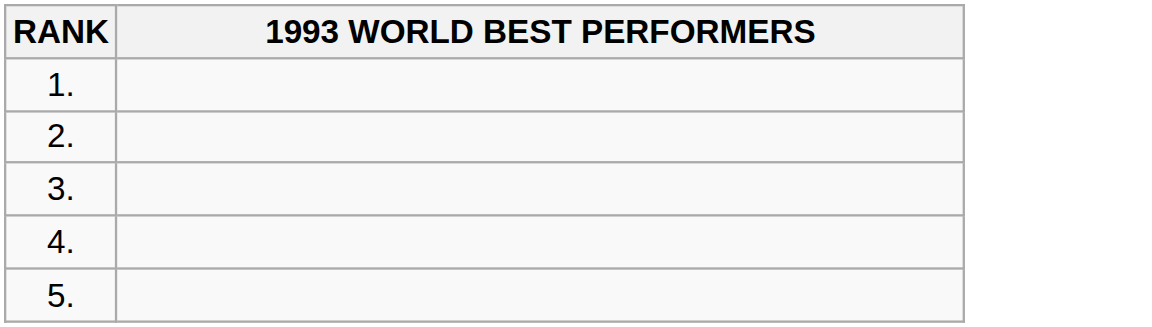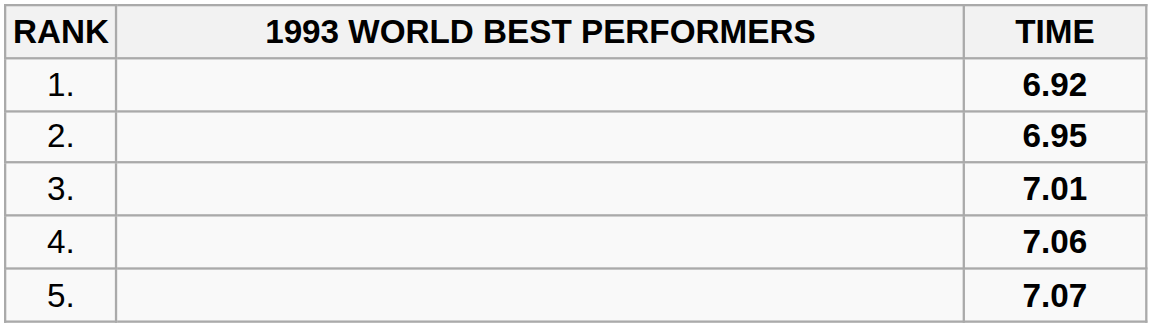+ column: (1055, 32)
